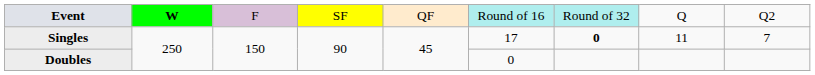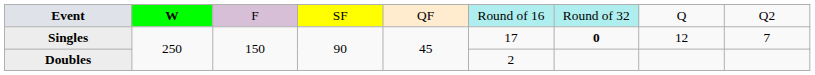(682, 38) 11 -> (682, 38) 12
(511, 60) 0 -> (511, 60) 2
